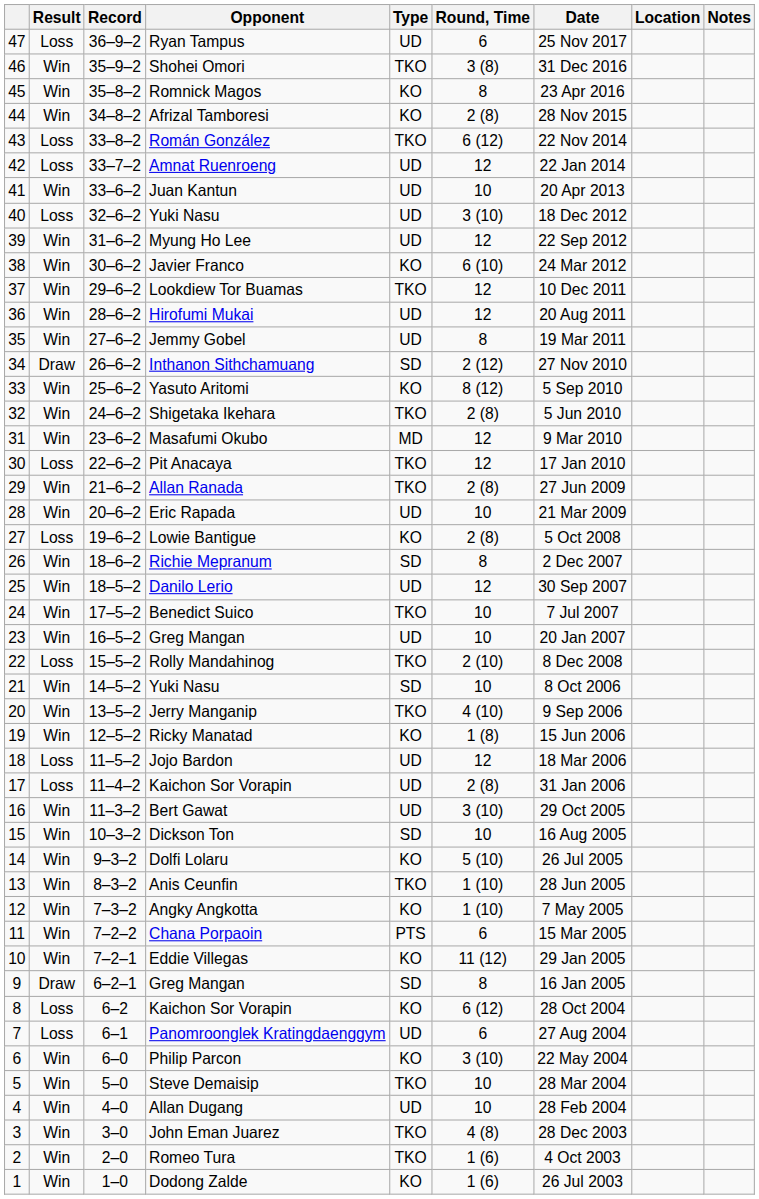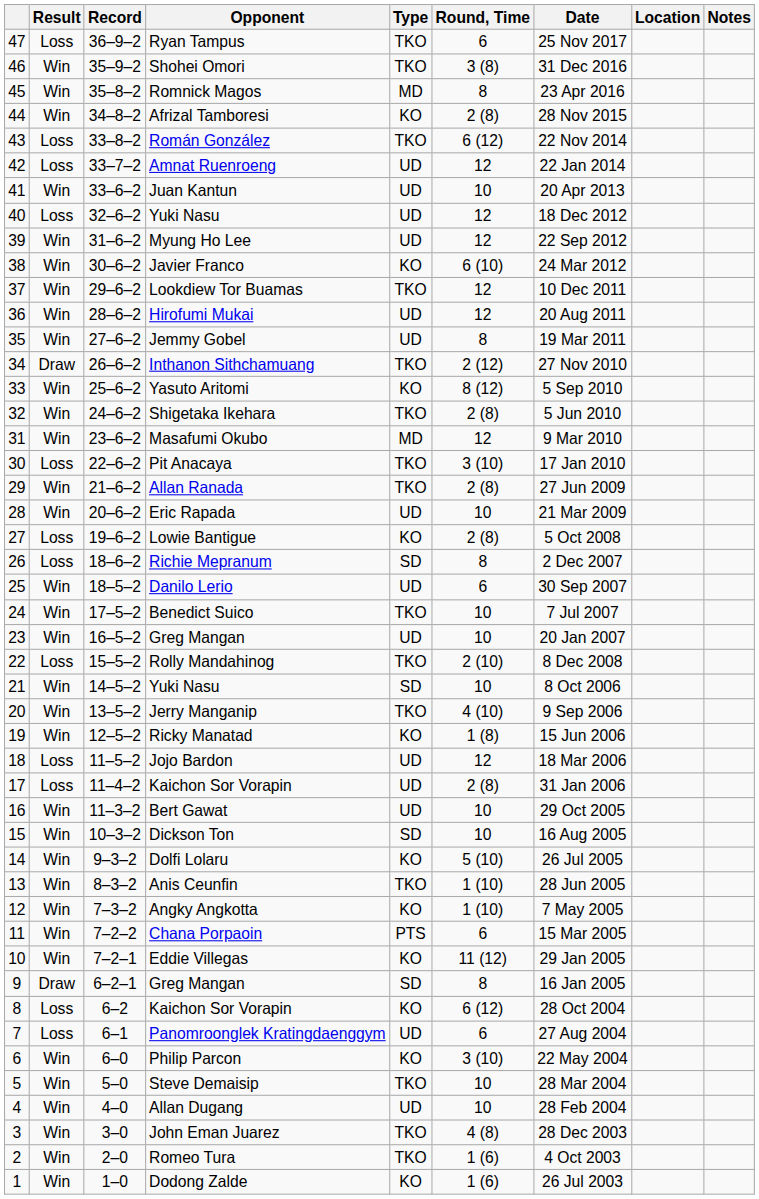(411, 42) UD -> (411, 42) TKO
(411, 91) KO -> (411, 91) MD
(483, 215) 3 (10) -> (483, 215) 12
(411, 364) SD -> (411, 364) TKO
(483, 463) 12 -> (483, 463) 3 (10)
(57, 562) Win -> (57, 562) Loss
(483, 587) 12 -> (483, 587) 6
(483, 810) 3 (10) -> (483, 810) 10
